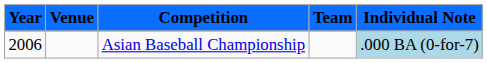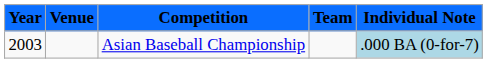(25, 44) 2006 -> (25, 44) 2003
